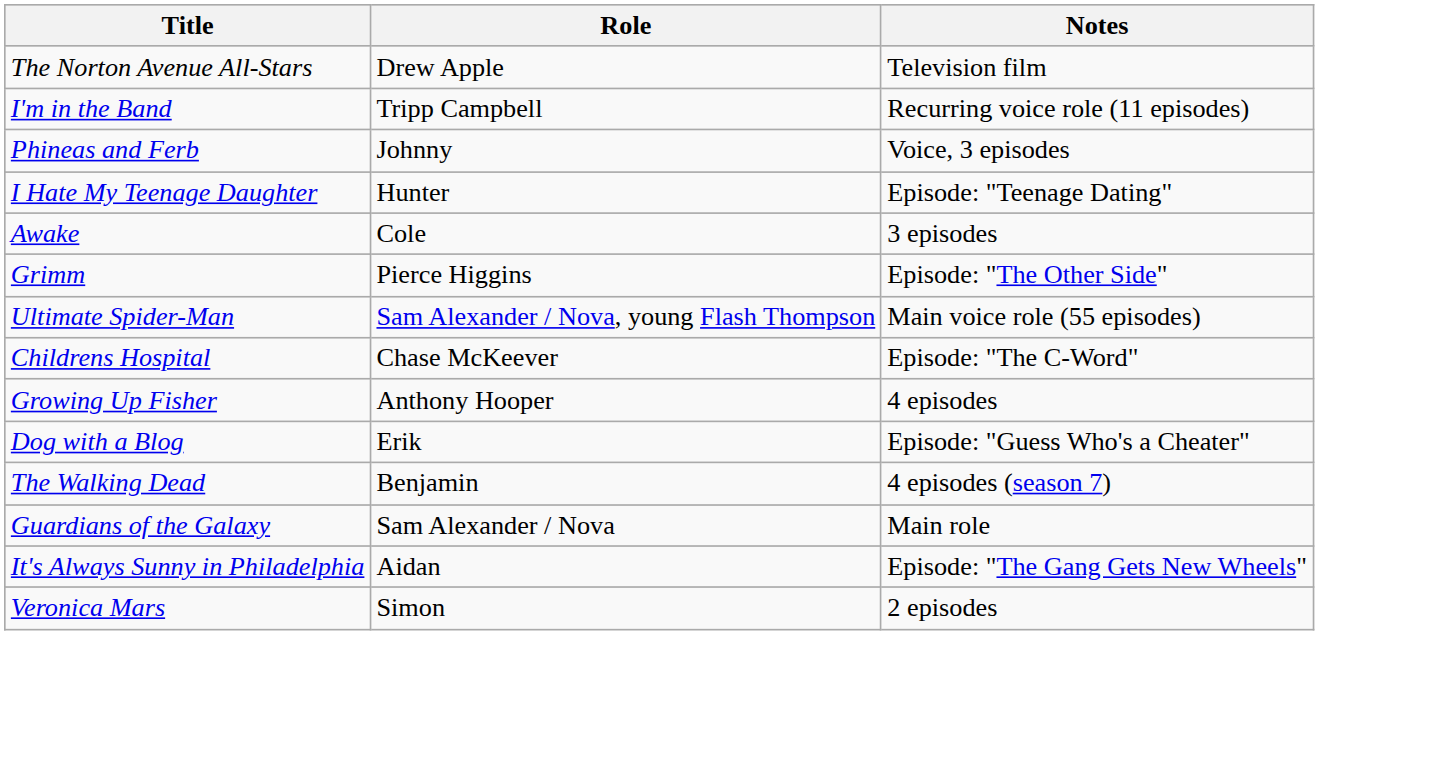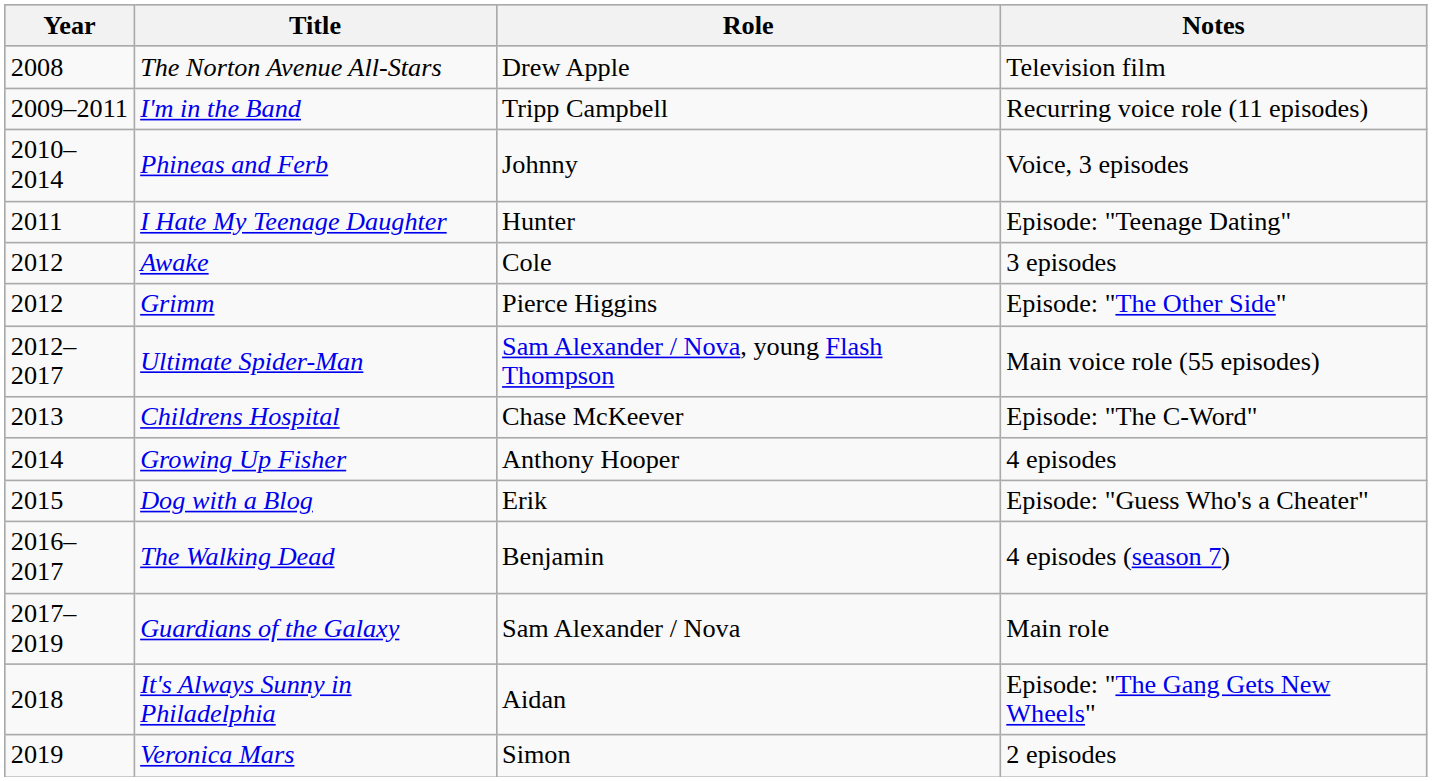+ column: (69, 25)
